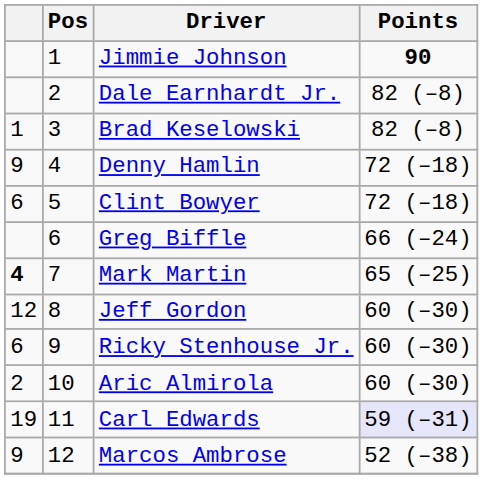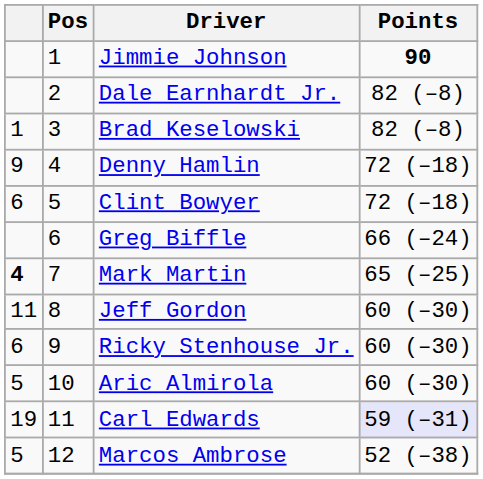(24, 312) 12 -> (24, 312) 11
(17, 384) 2 -> (17, 384) 5
(17, 456) 9 -> (17, 456) 5
